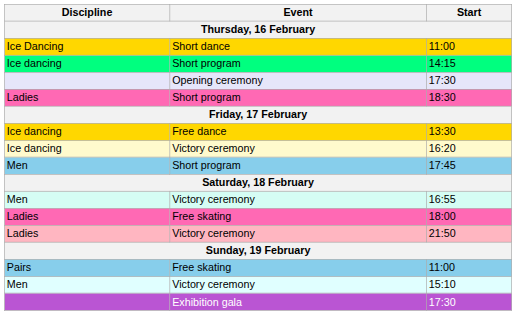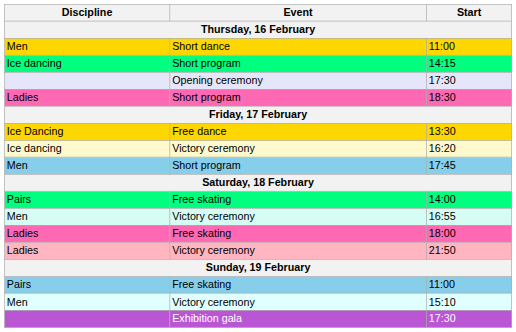(35, 47) Ice Dancing -> (17, 47) Men
(34, 132) Ice dancing -> (35, 132) Ice Dancing
+ row: (202, 200)
